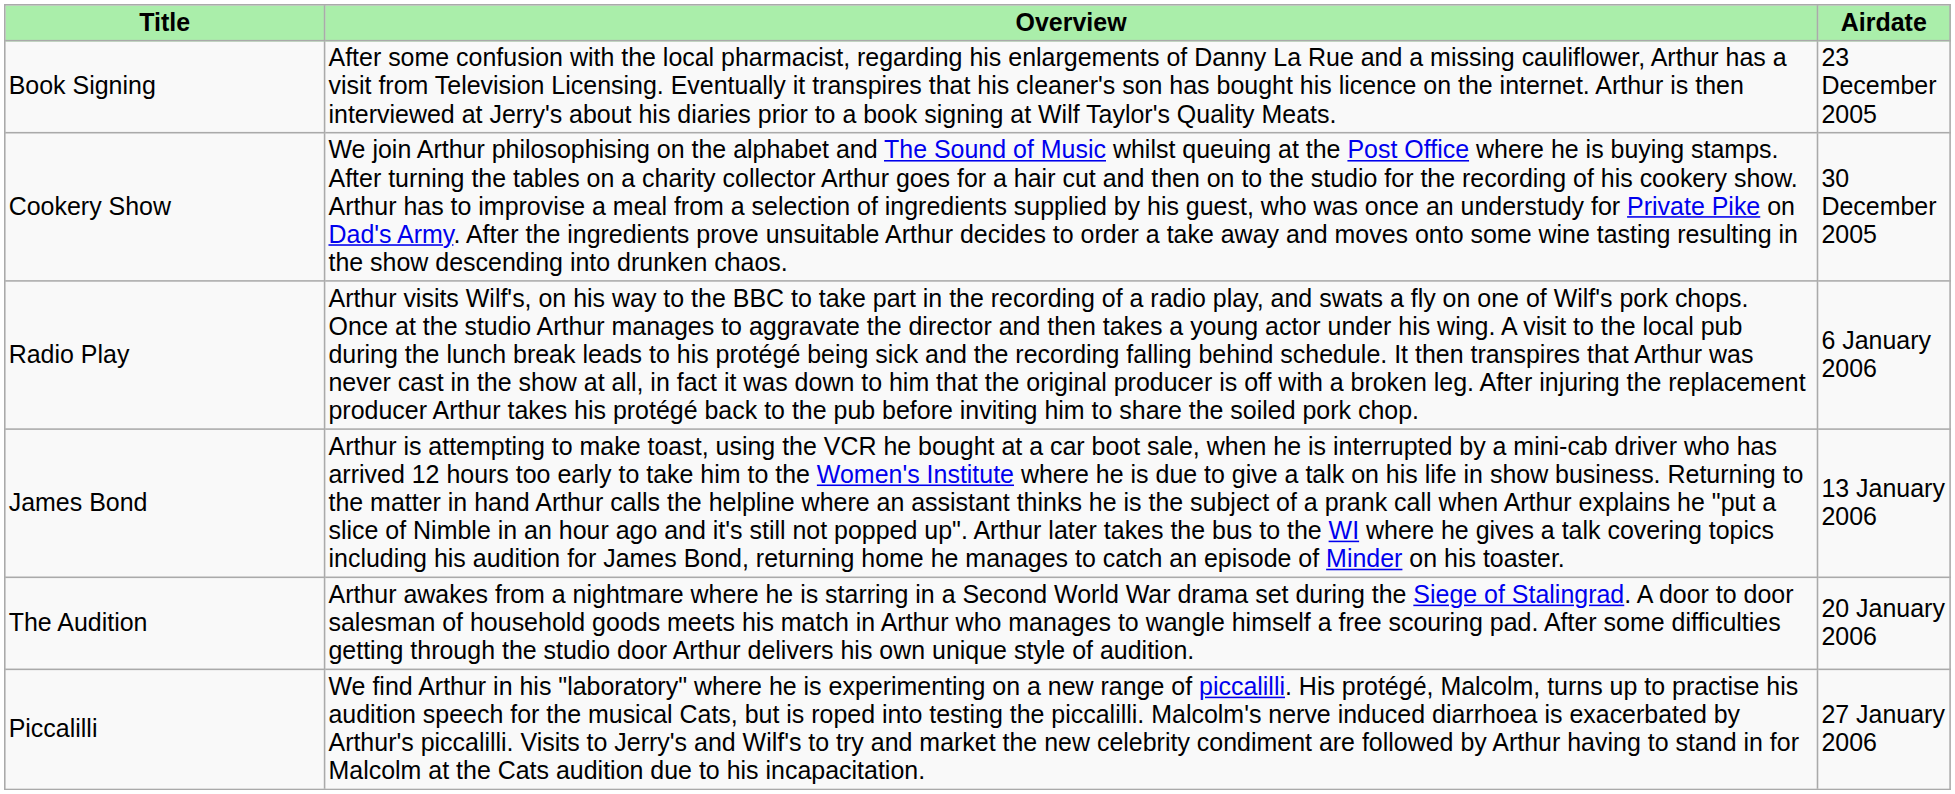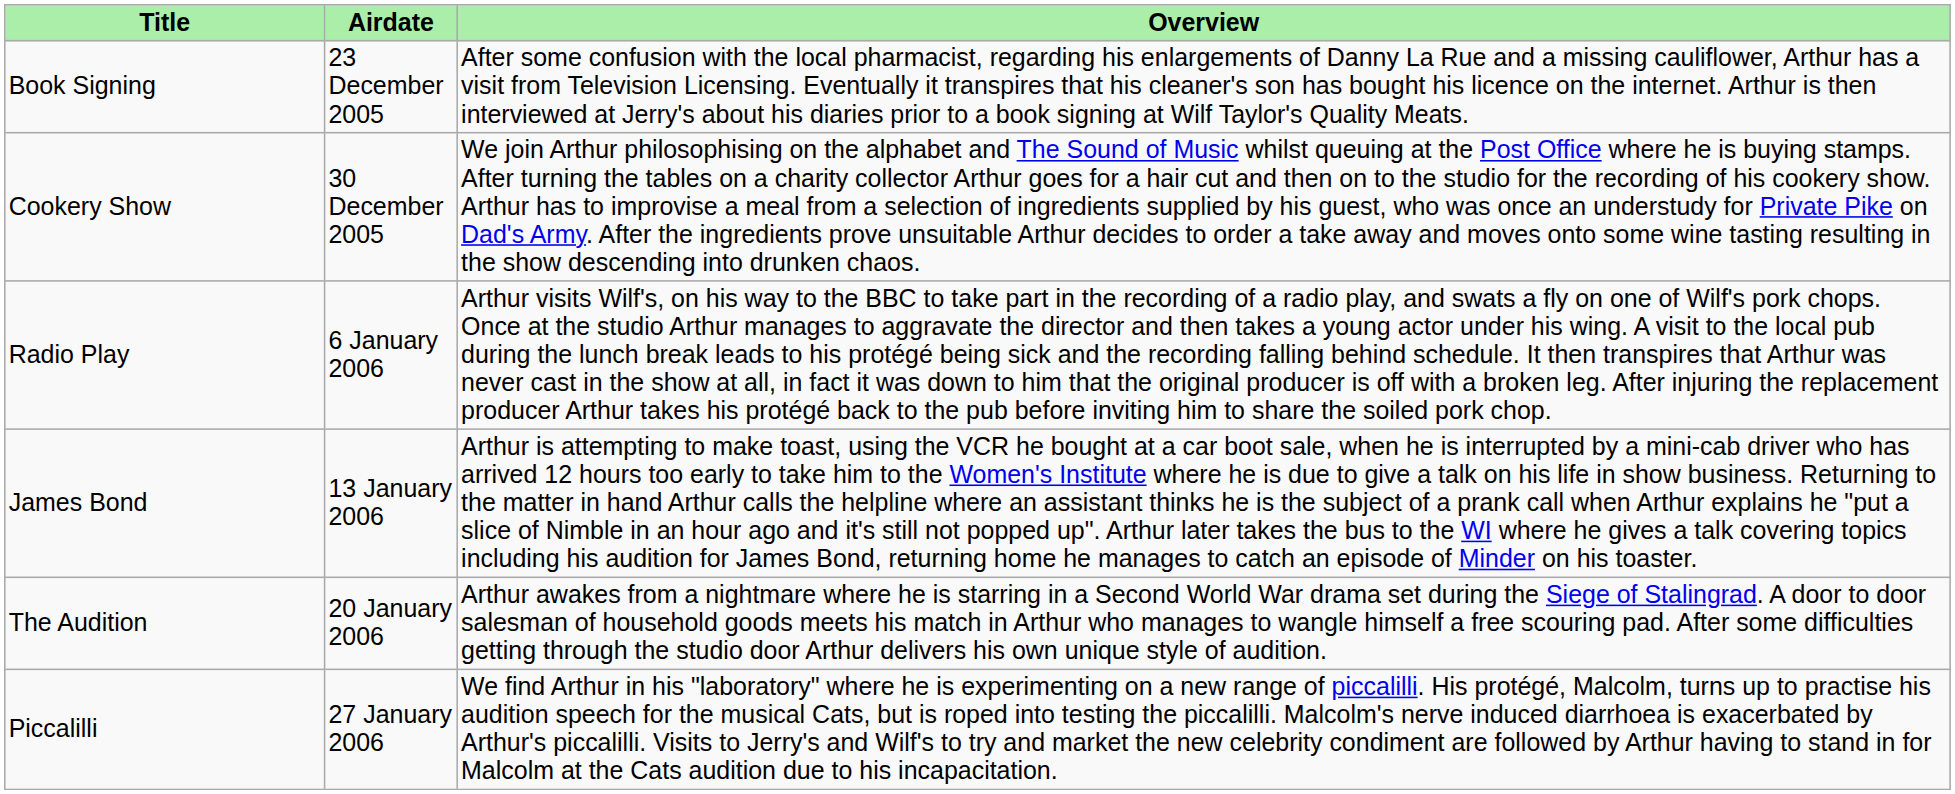columns swapped: (1884, 22) <-> (1071, 22)
